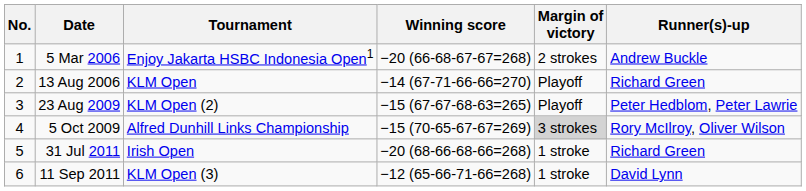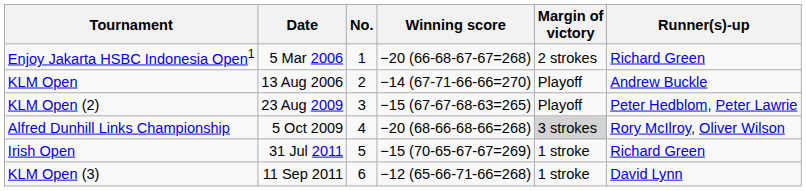columns swapped: (20, 24) <-> (250, 24)
(659, 57) Andrew Buckle -> (658, 57) Richard Green
(658, 82) Richard Green -> (659, 82) Andrew Buckle
(456, 128) −15 (70-65-67-67=269) -> (456, 128) −20 (68-66-68-66=268)
(456, 151) −20 (68-66-68-66=268) -> (456, 151) −15 (70-65-67-67=269)
